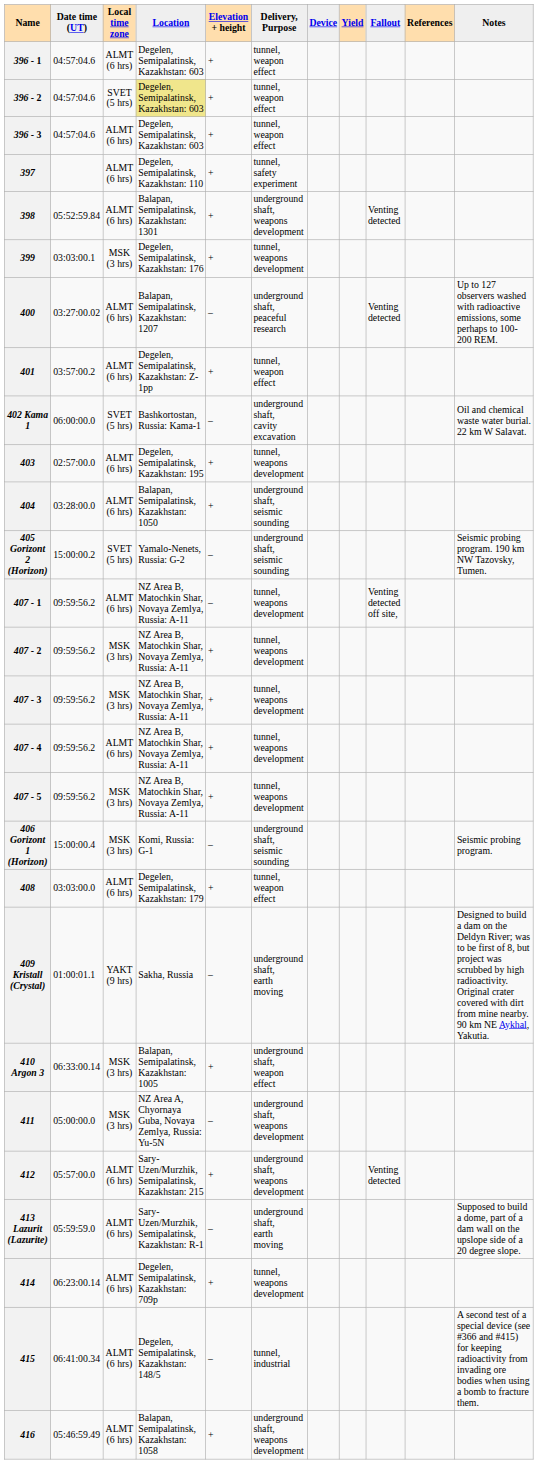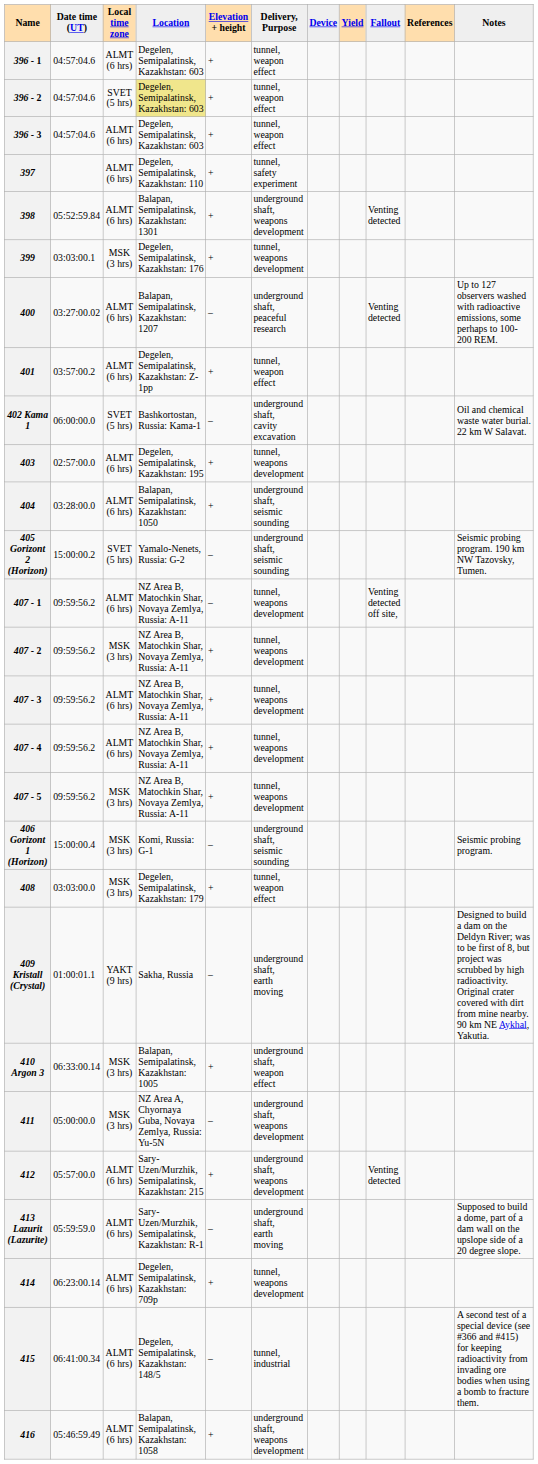(119, 700) MSK (3 hrs) -> (119, 700) ALMT (6 hrs)
(119, 888) ALMT (6 hrs) -> (119, 888) MSK (3 hrs)
